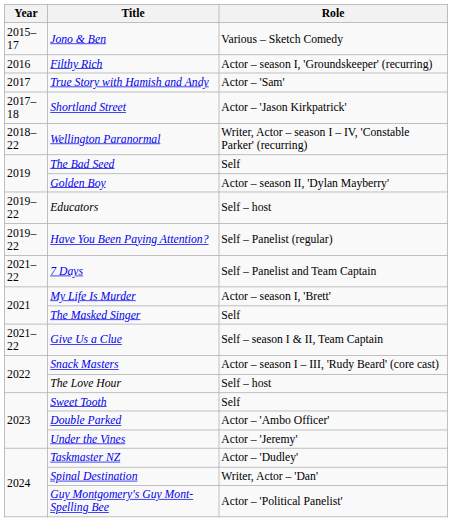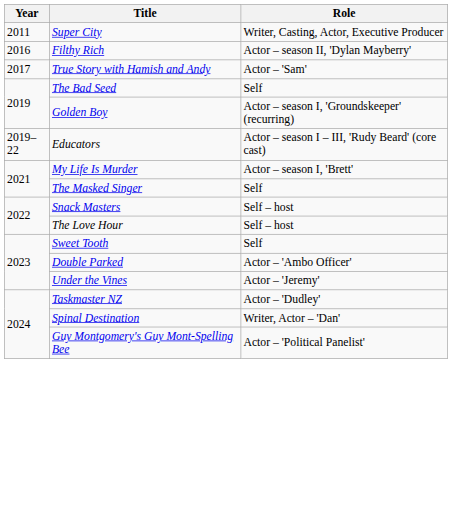+ row: (77, 32)
- row: (78, 38)
(327, 63) Actor – season I, 'Groundskeeper' (recurring) -> (327, 50) Actor – season II, 'Dylan Mayberry'
- row: (88, 107)
- row: (105, 139)
(305, 182) Actor – season II, 'Dylan Mayberry' -> (322, 112) Actor – season I, 'Groundskeeper' (recurring)
(246, 207) Self – host -> (340, 144) Actor – season I – III, 'Rudy Beard' (core cast)
- row: (129, 239)
- row: (67, 271)
- row: (86, 339)
(330, 365) Actor – season I – III, 'Rudy Beard' (core cast) -> (268, 206) Self – host
